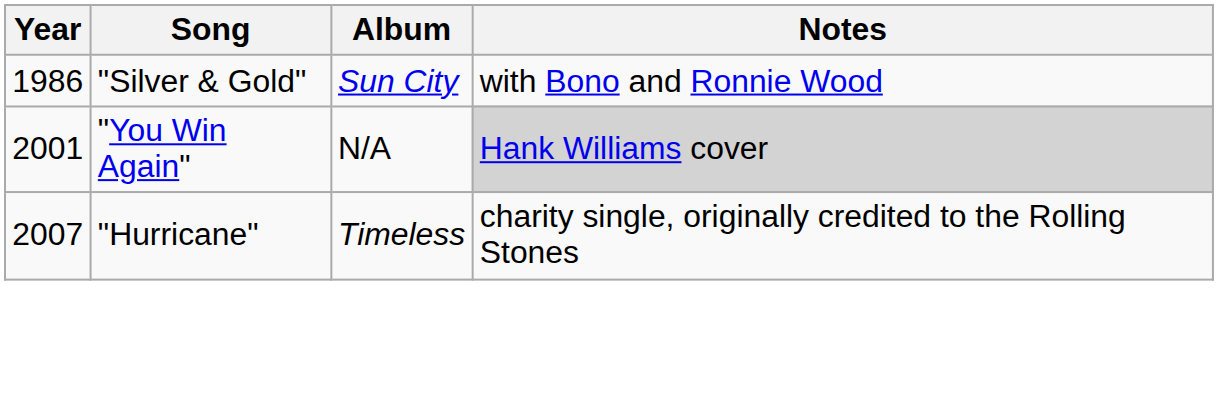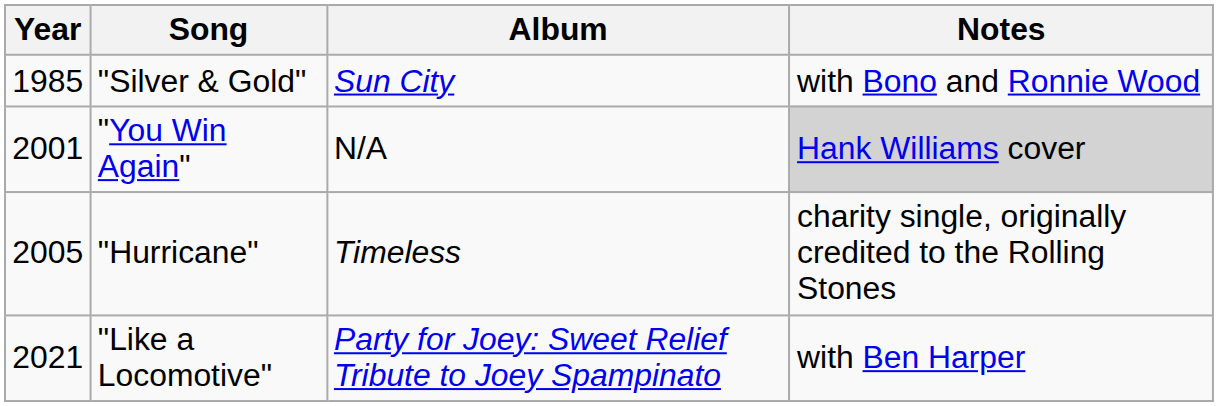(48, 80) 1986 -> (48, 80) 1985
(48, 234) 2007 -> (48, 252) 2005
+ row: (185, 357)
